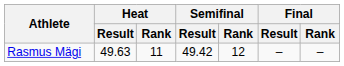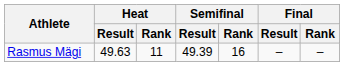(197, 53) 49.42 -> (197, 53) 49.39
(238, 53) 12 -> (238, 53) 16
